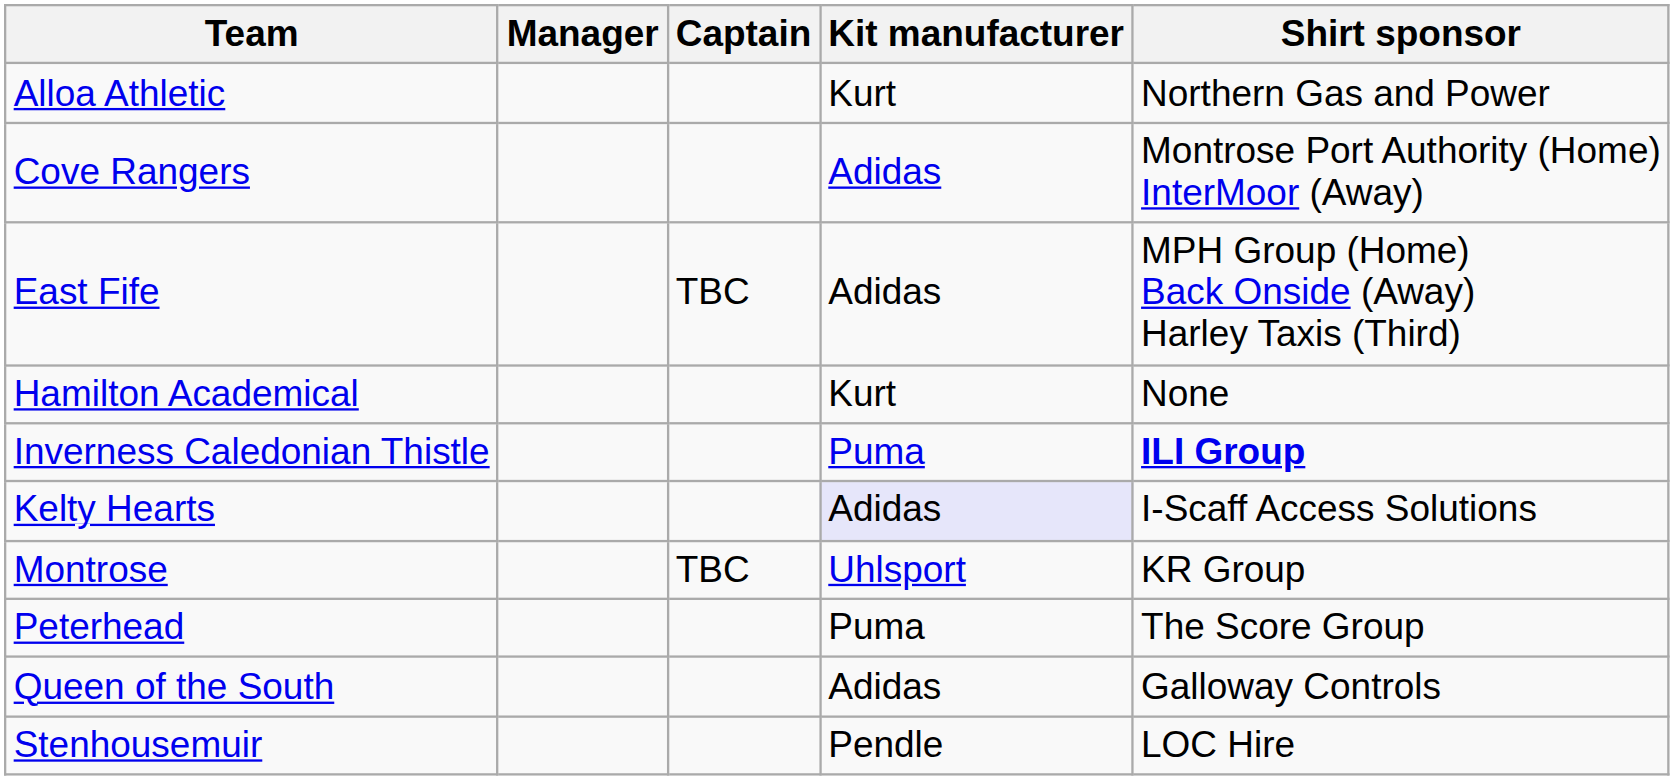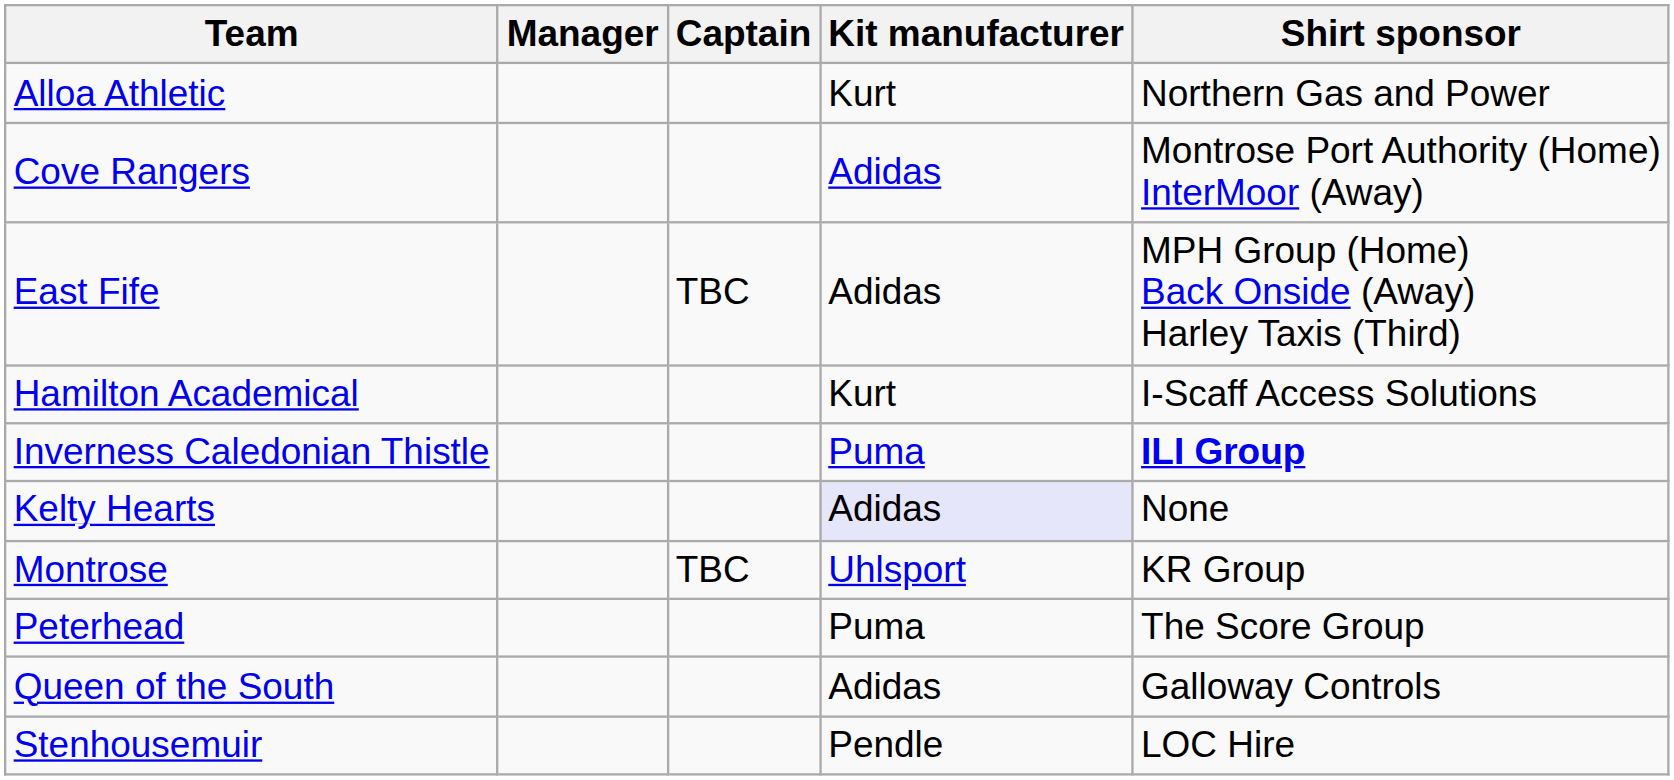(1185, 393) None -> (1339, 393) I-Scaff Access Solutions
(1339, 510) I-Scaff Access Solutions -> (1185, 510) None
